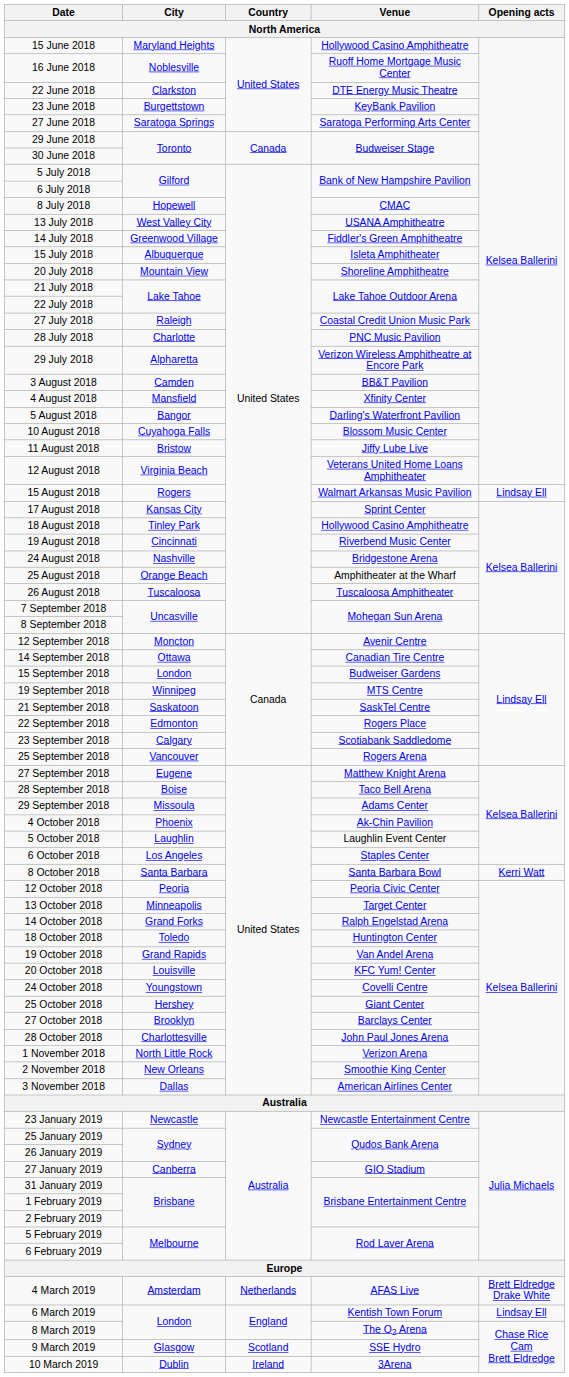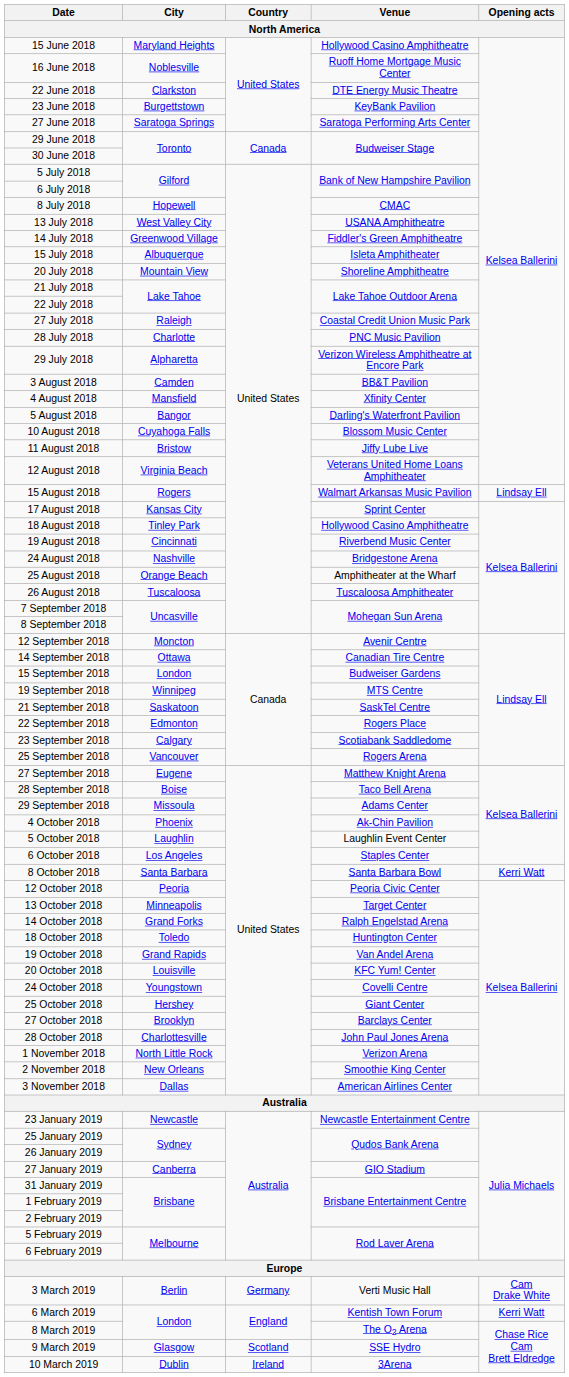+ row: (64, 1290)
- row: (64, 1290)
(522, 1313) Lindsay Ell -> (522, 1313) Kerri Watt
